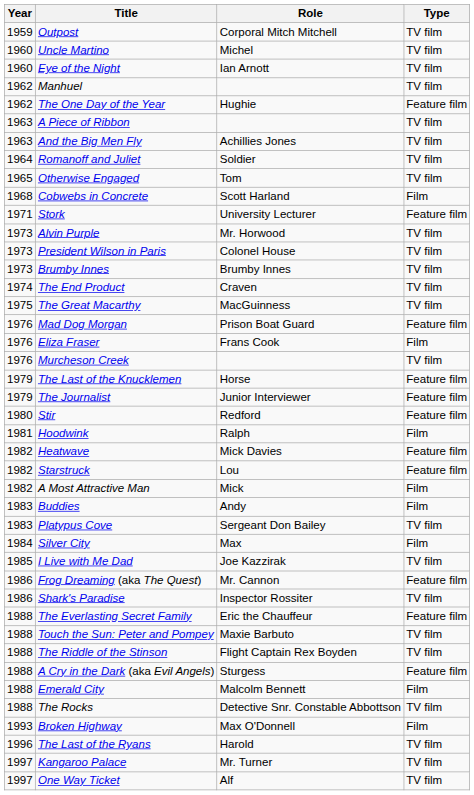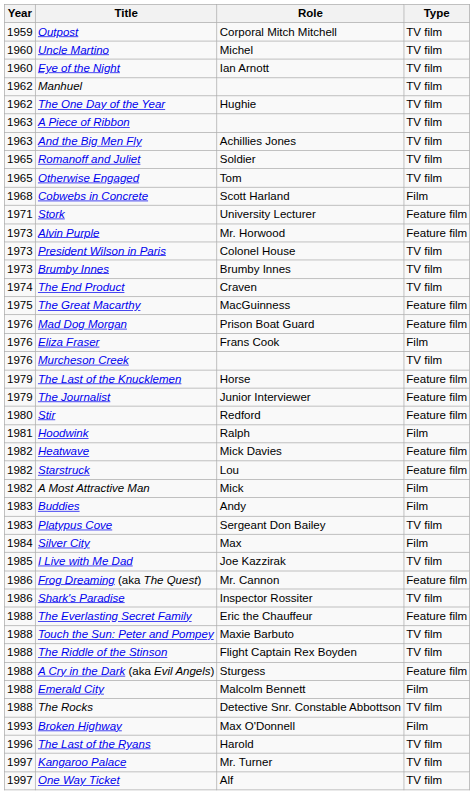(437, 104) Feature film -> (424, 104) TV film
(20, 159) 1964 -> (20, 159) 1965
(424, 232) TV film -> (437, 232) Feature film
(424, 305) TV film -> (437, 305) Feature film
